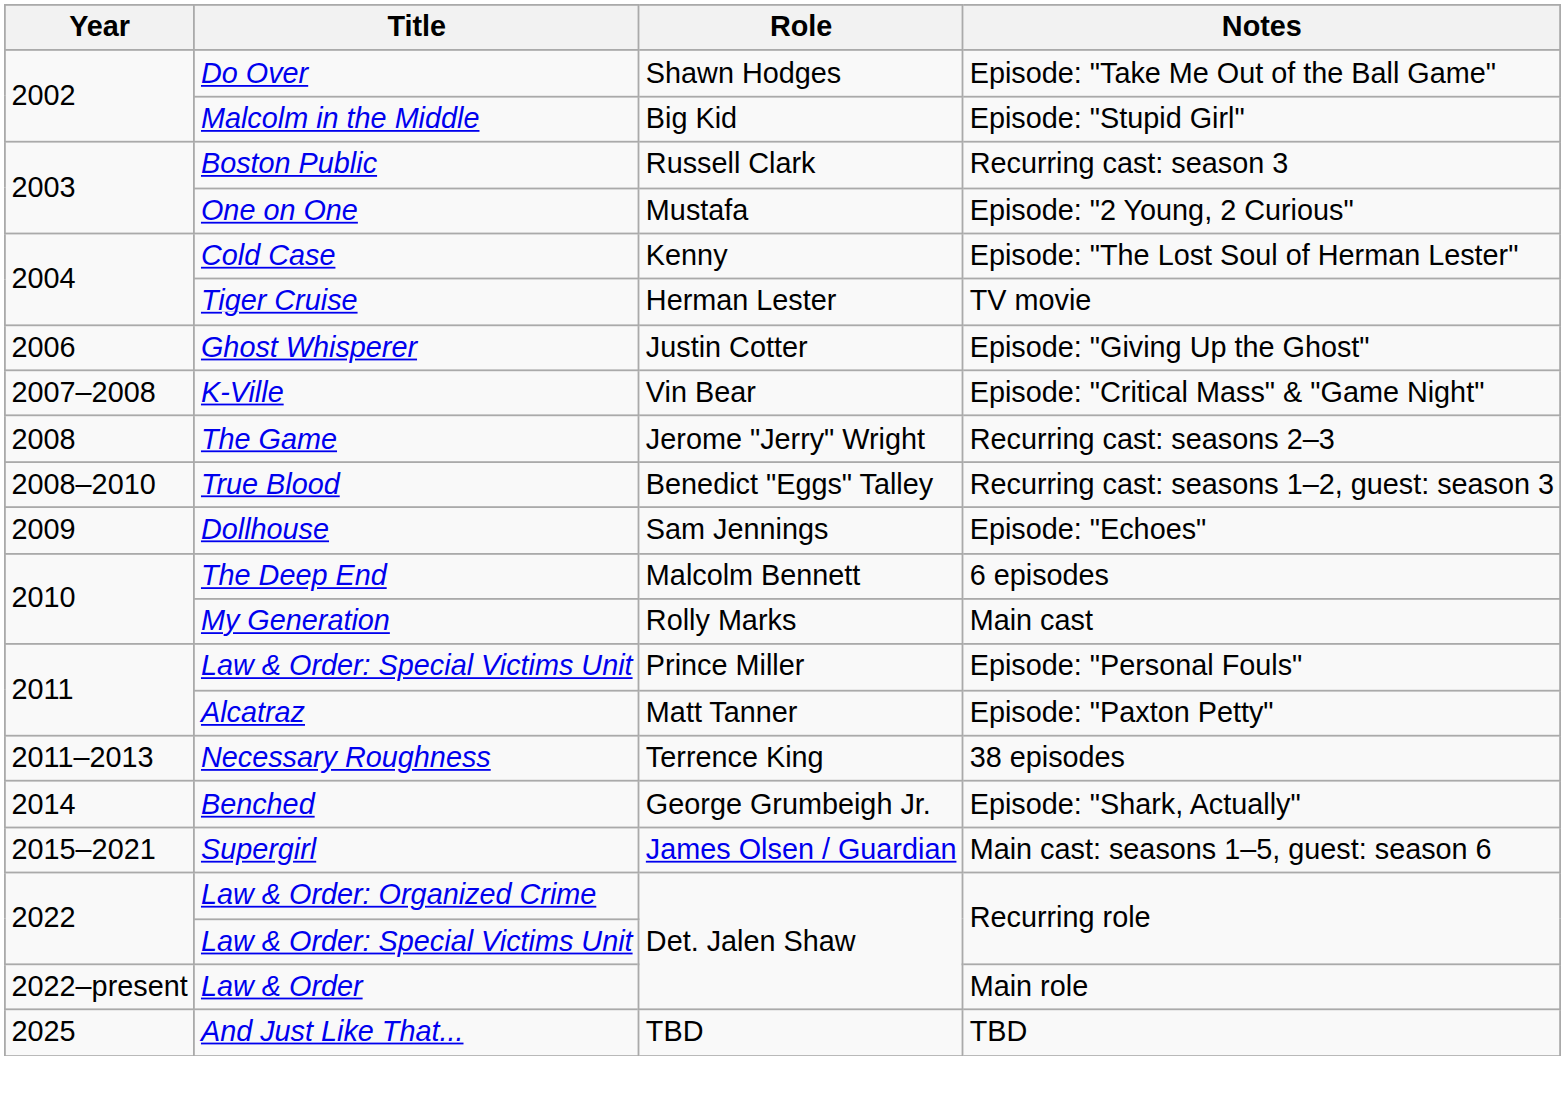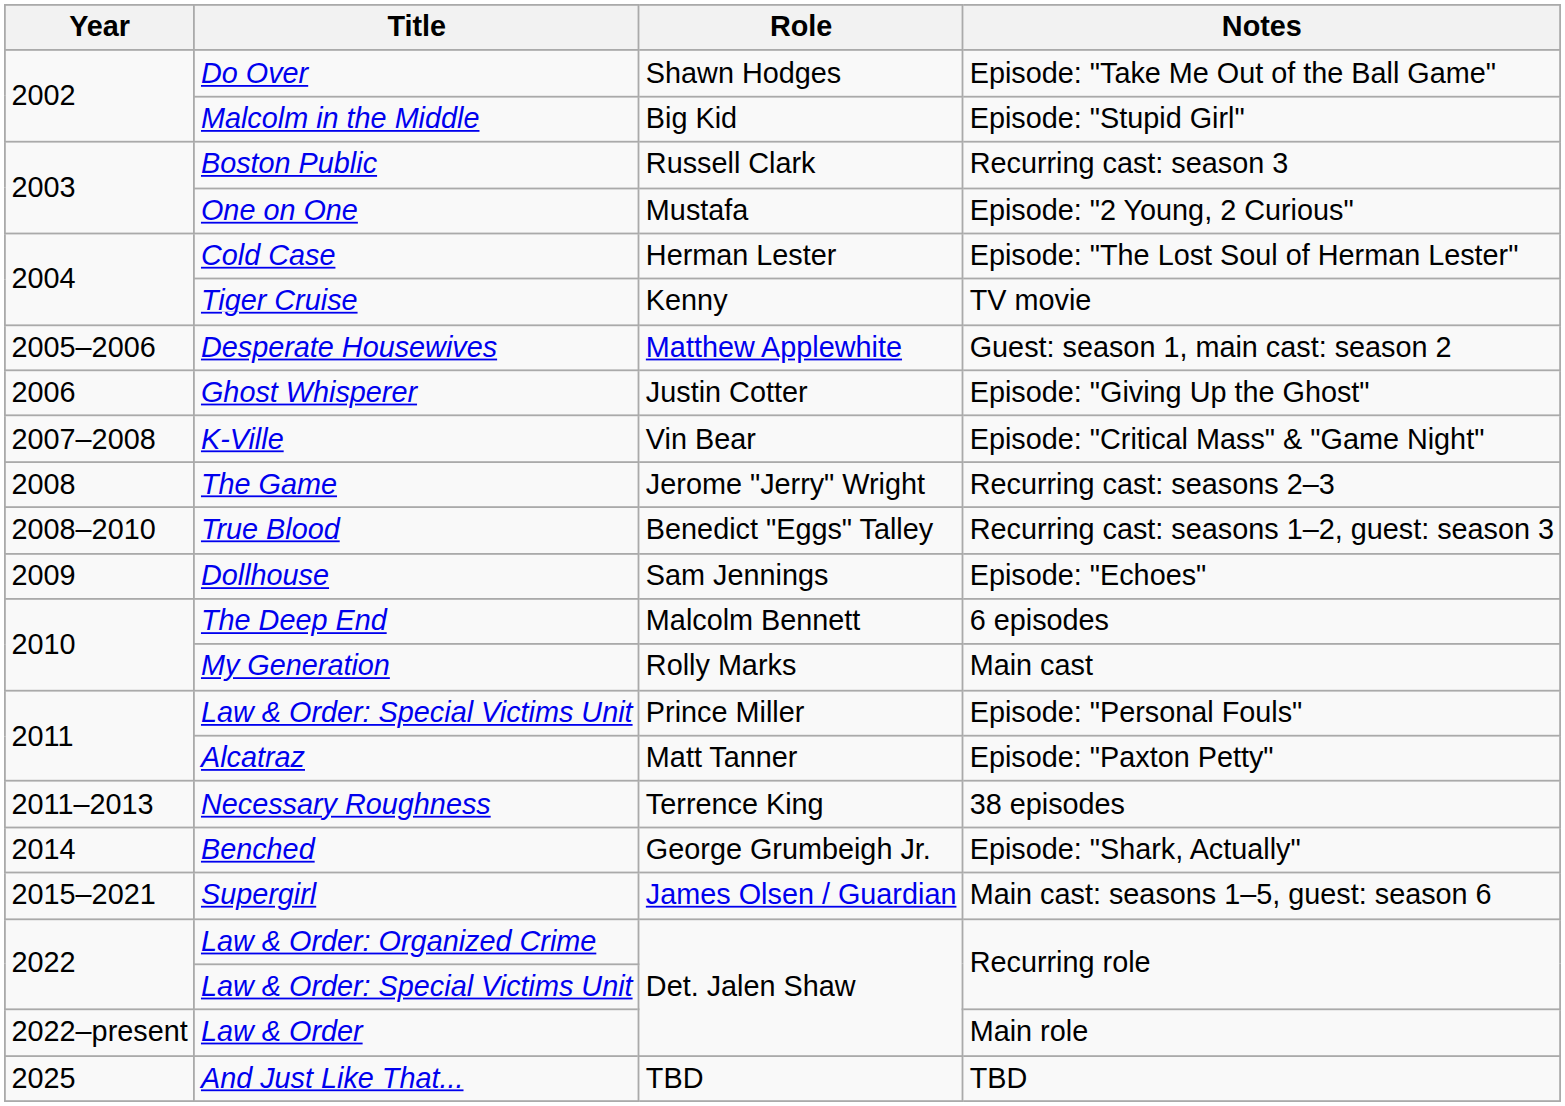(687, 255) Kenny -> (741, 255) Herman Lester
(741, 301) Herman Lester -> (687, 301) Kenny
+ row: (349, 347)
